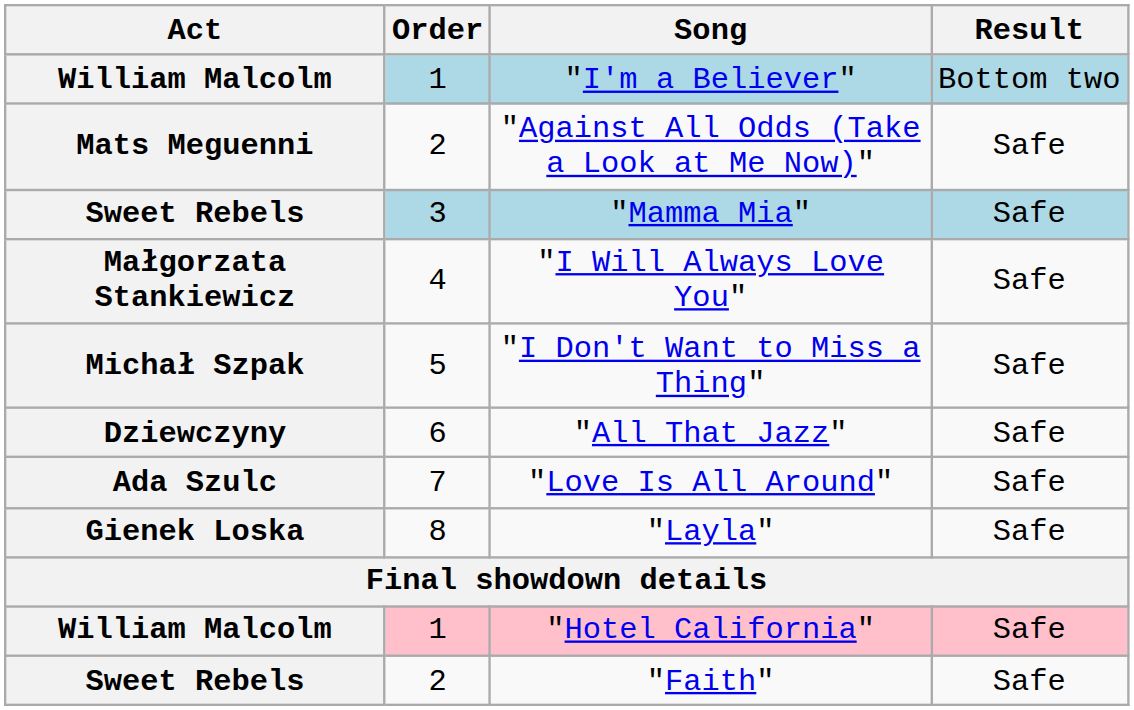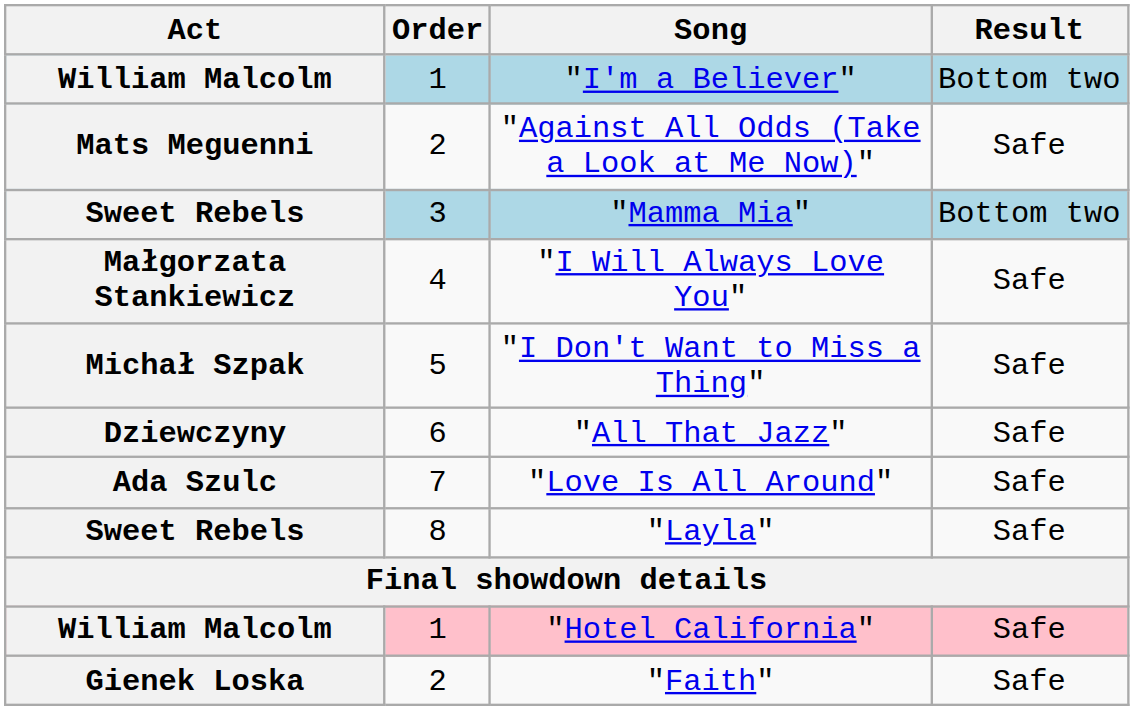(1029, 214) Safe -> (1029, 214) Bottom two
(195, 532) Gienek Loska -> (195, 532) Sweet Rebels
(195, 681) Sweet Rebels -> (195, 681) Gienek Loska
